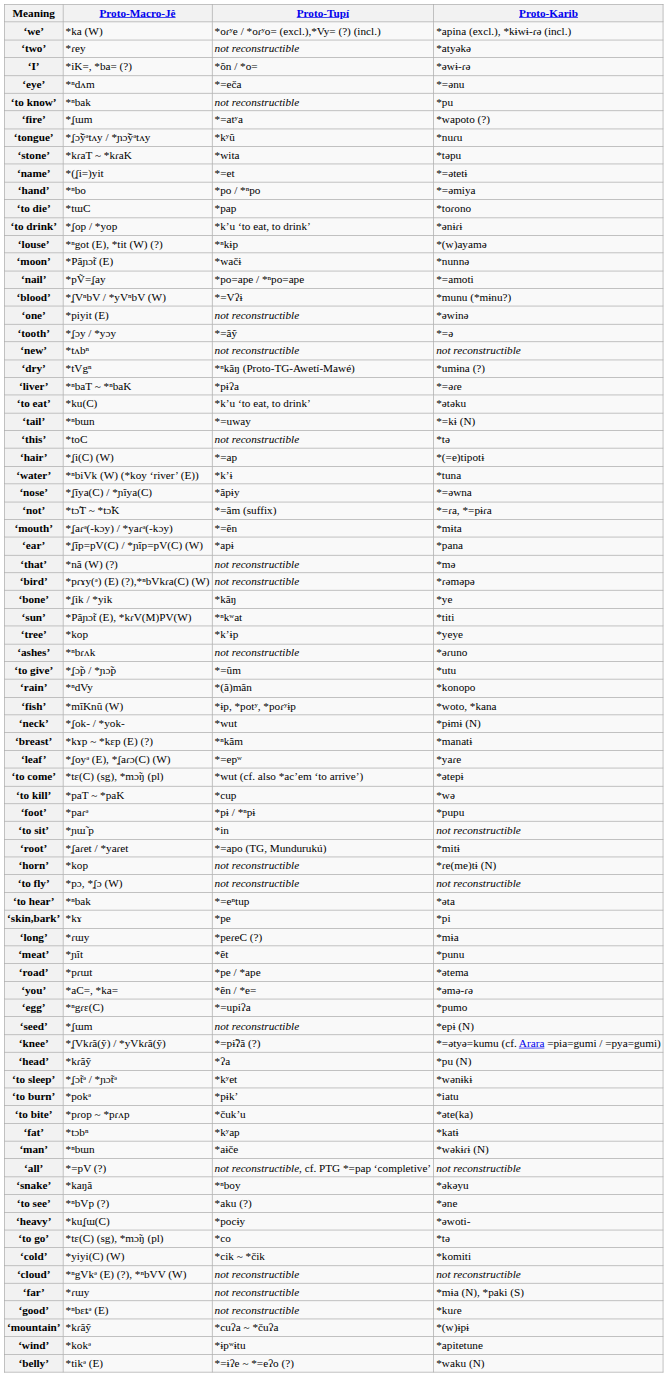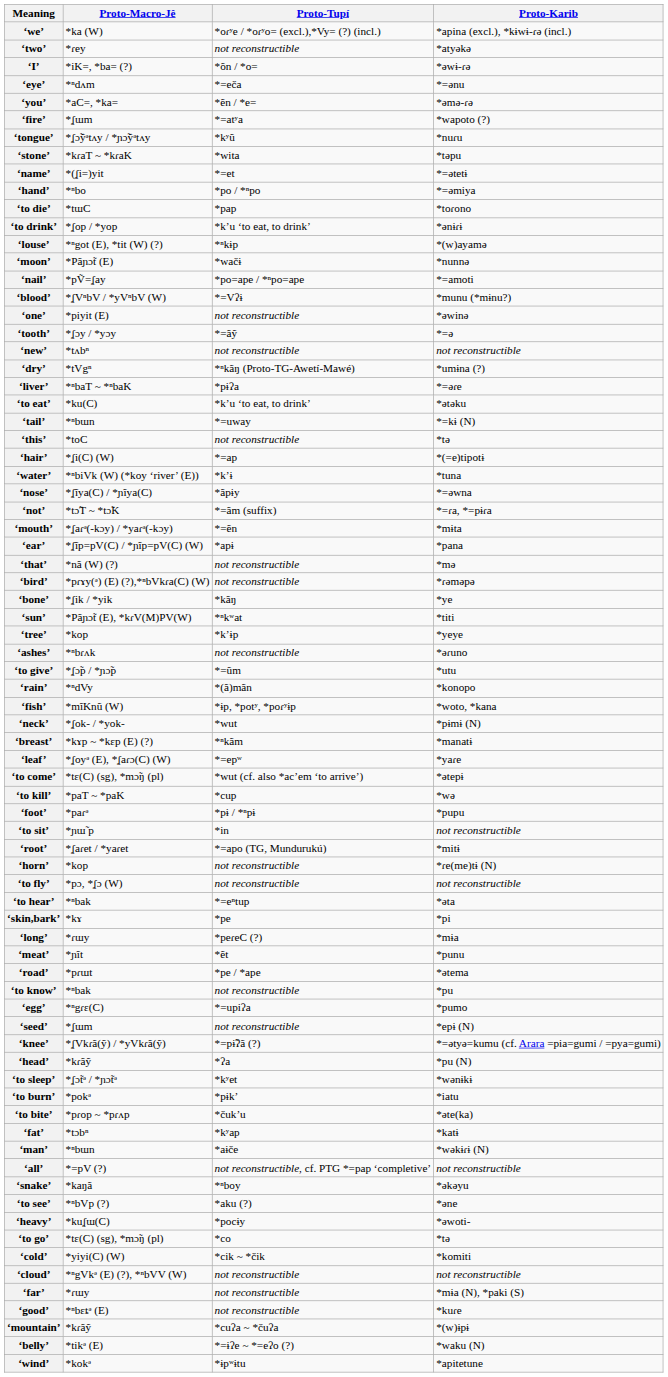rows swapped: (34, 990) <-> (34, 102)
rows swapped: (34, 1345) <-> (34, 1363)
